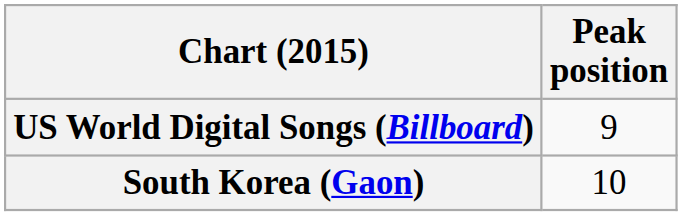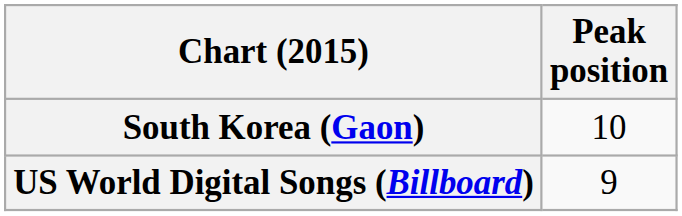rows swapped: (273, 182) <-> (273, 126)
